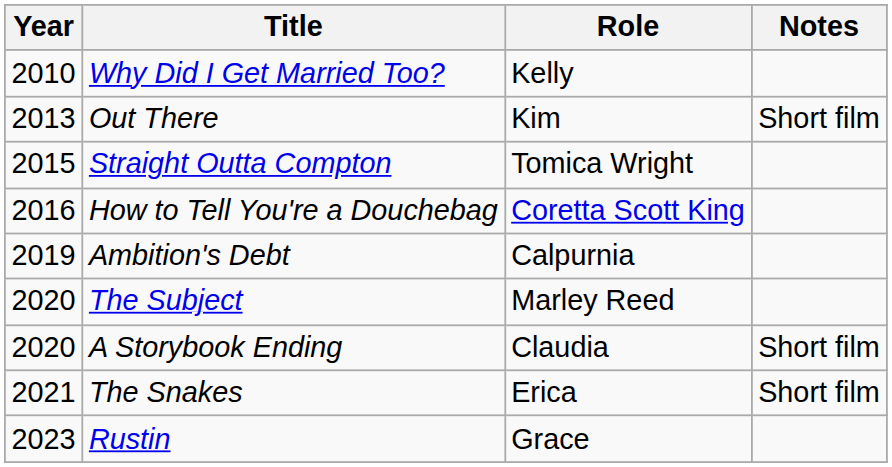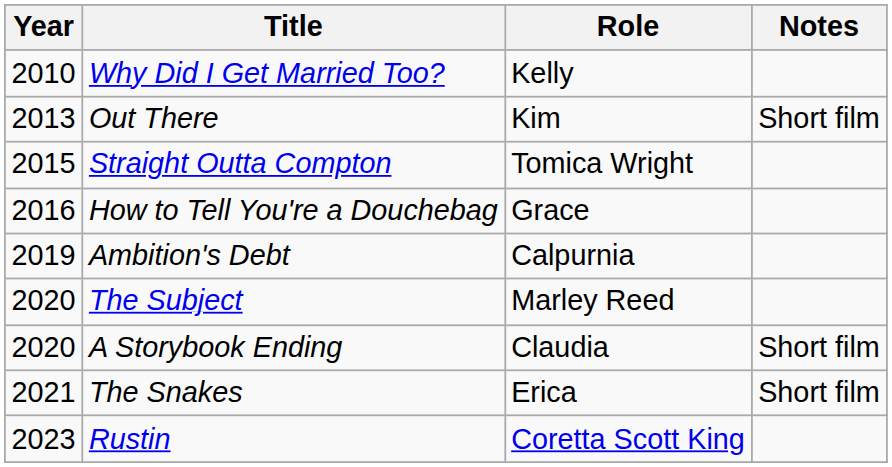(628, 210) Coretta Scott King -> (550, 210) Grace
(550, 438) Grace -> (628, 438) Coretta Scott King
